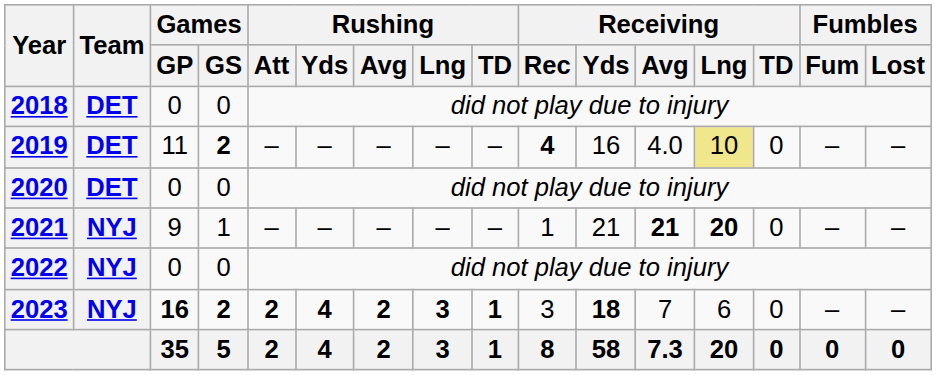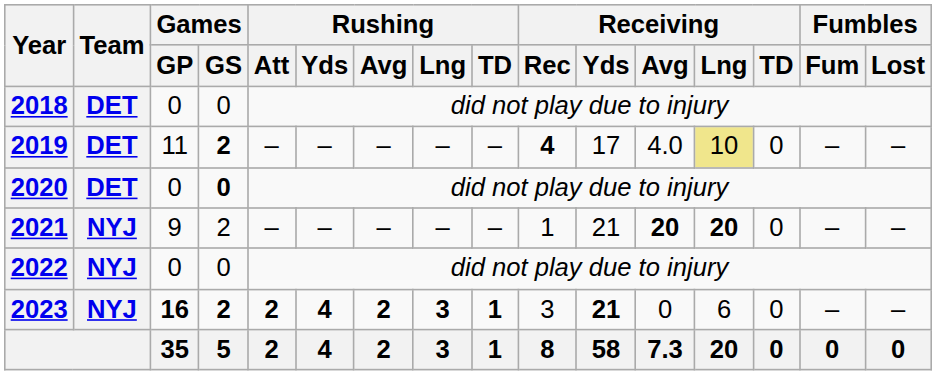(606, 146) 16 -> (606, 146) 17
(224, 187) normal -> (224, 187) bold
(224, 227) 1 -> (224, 227) 2
(665, 227) 21 -> (665, 227) 20
(606, 308) 18 -> (606, 308) 21
(665, 308) 7 -> (665, 308) 0
